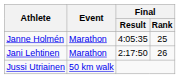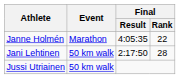(162, 39) 25 -> (162, 39) 22
(88, 53) Marathon -> (91, 53) 50 km walk
(162, 53) 26 -> (162, 53) 28
